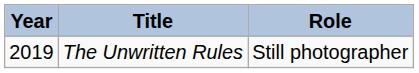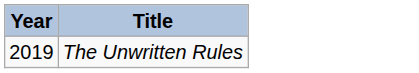- column: (330, 21)
